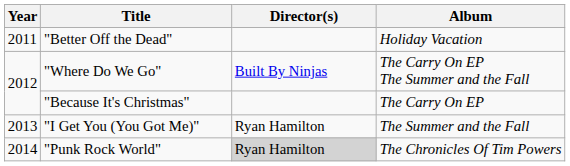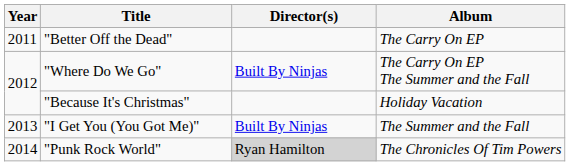(431, 39) Holiday Vacation -> (432, 39) The Carry On EP
(432, 102) The Carry On EP -> (431, 102) Holiday Vacation
(280, 126) Ryan Hamilton -> (281, 126) Built By Ninjas
